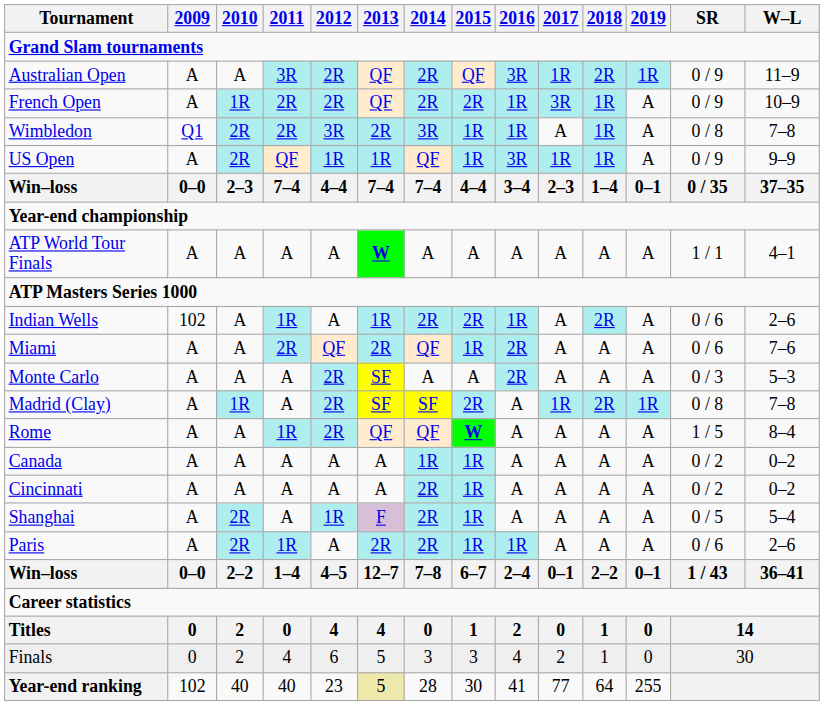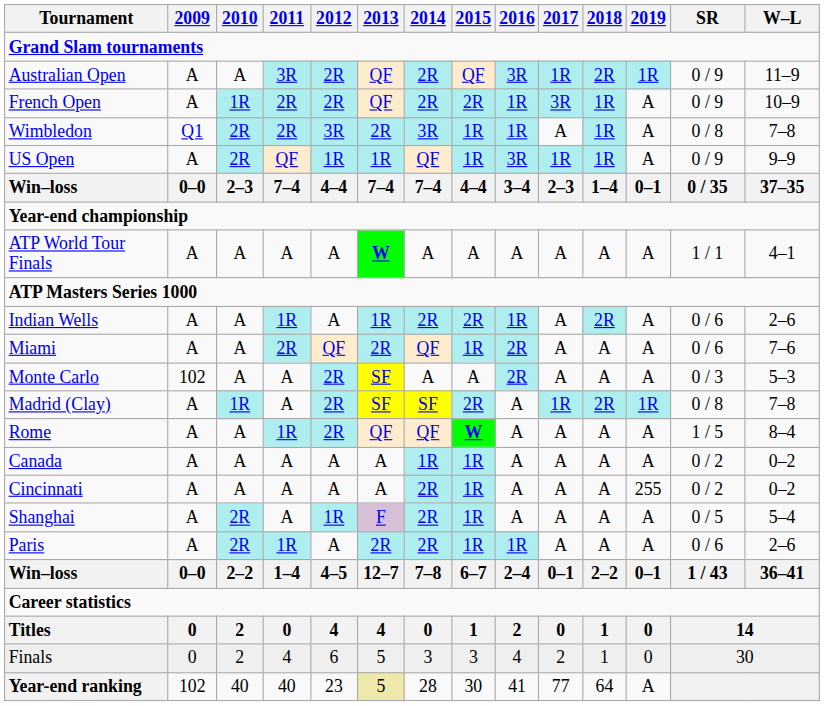(192, 320) 102 -> (192, 320) A
(192, 376) A -> (192, 376) 102
(648, 489) A -> (648, 489) 255
(648, 686) 255 -> (648, 686) A
